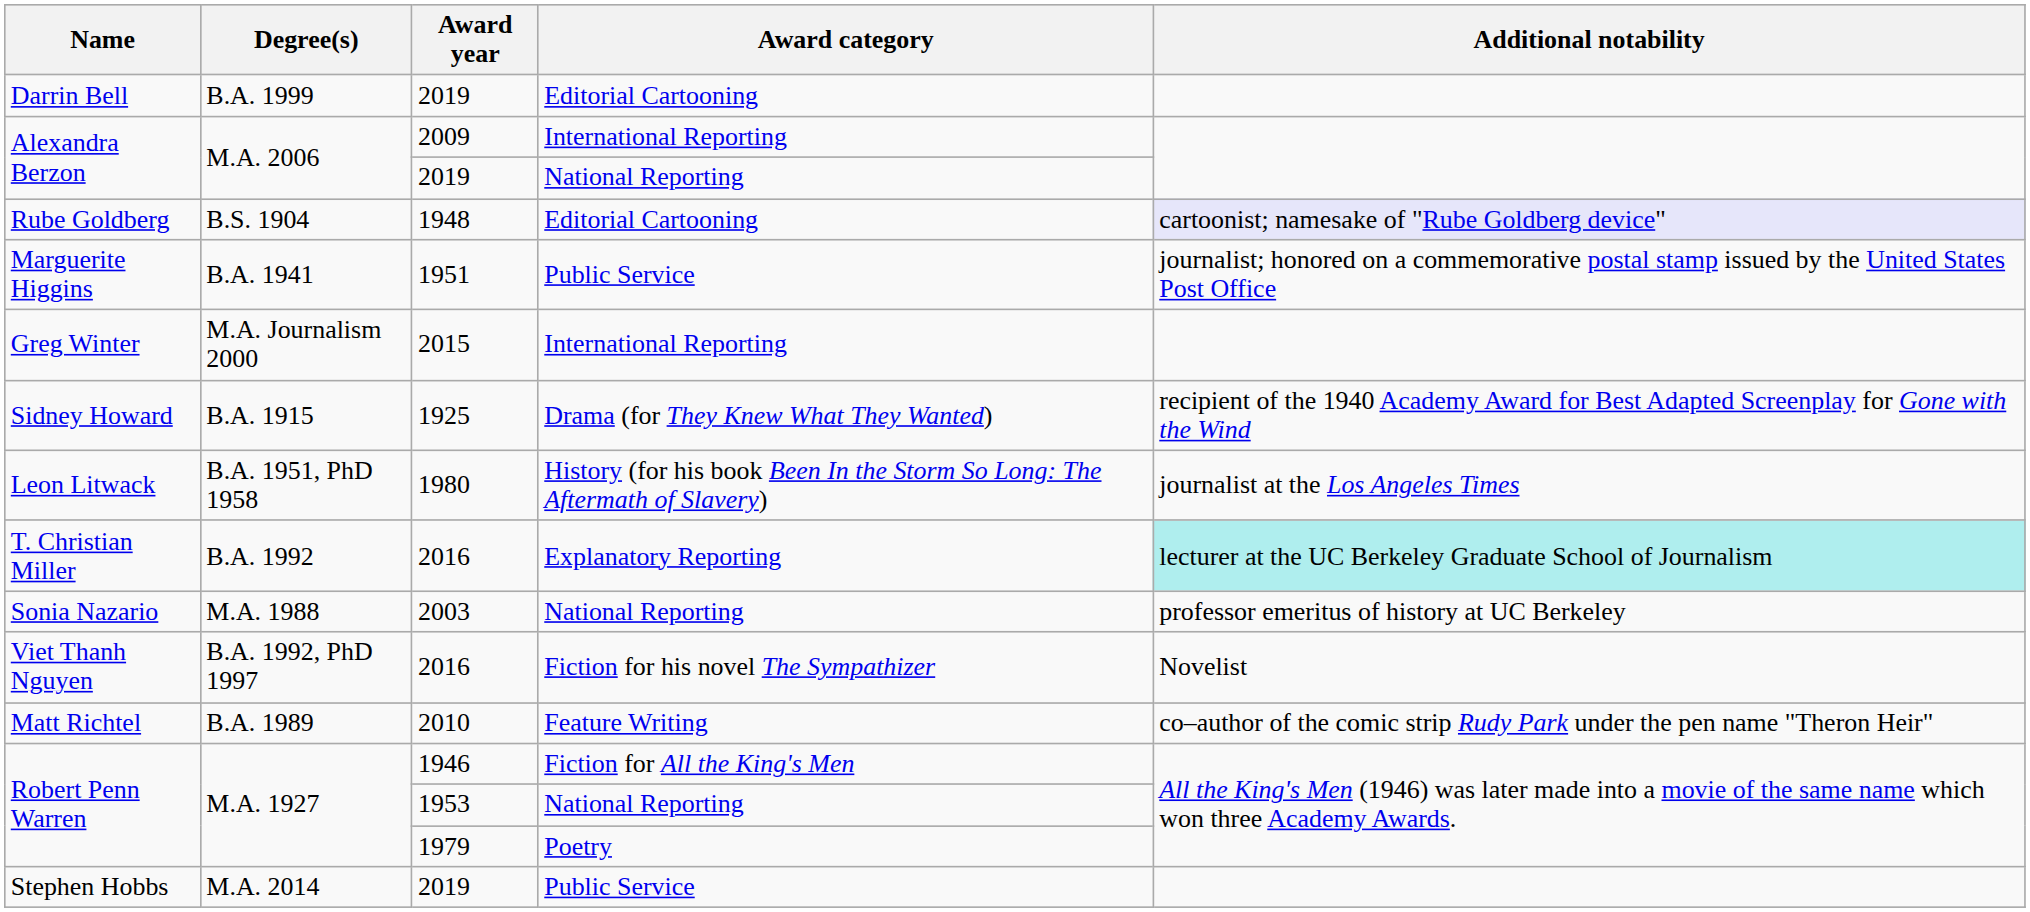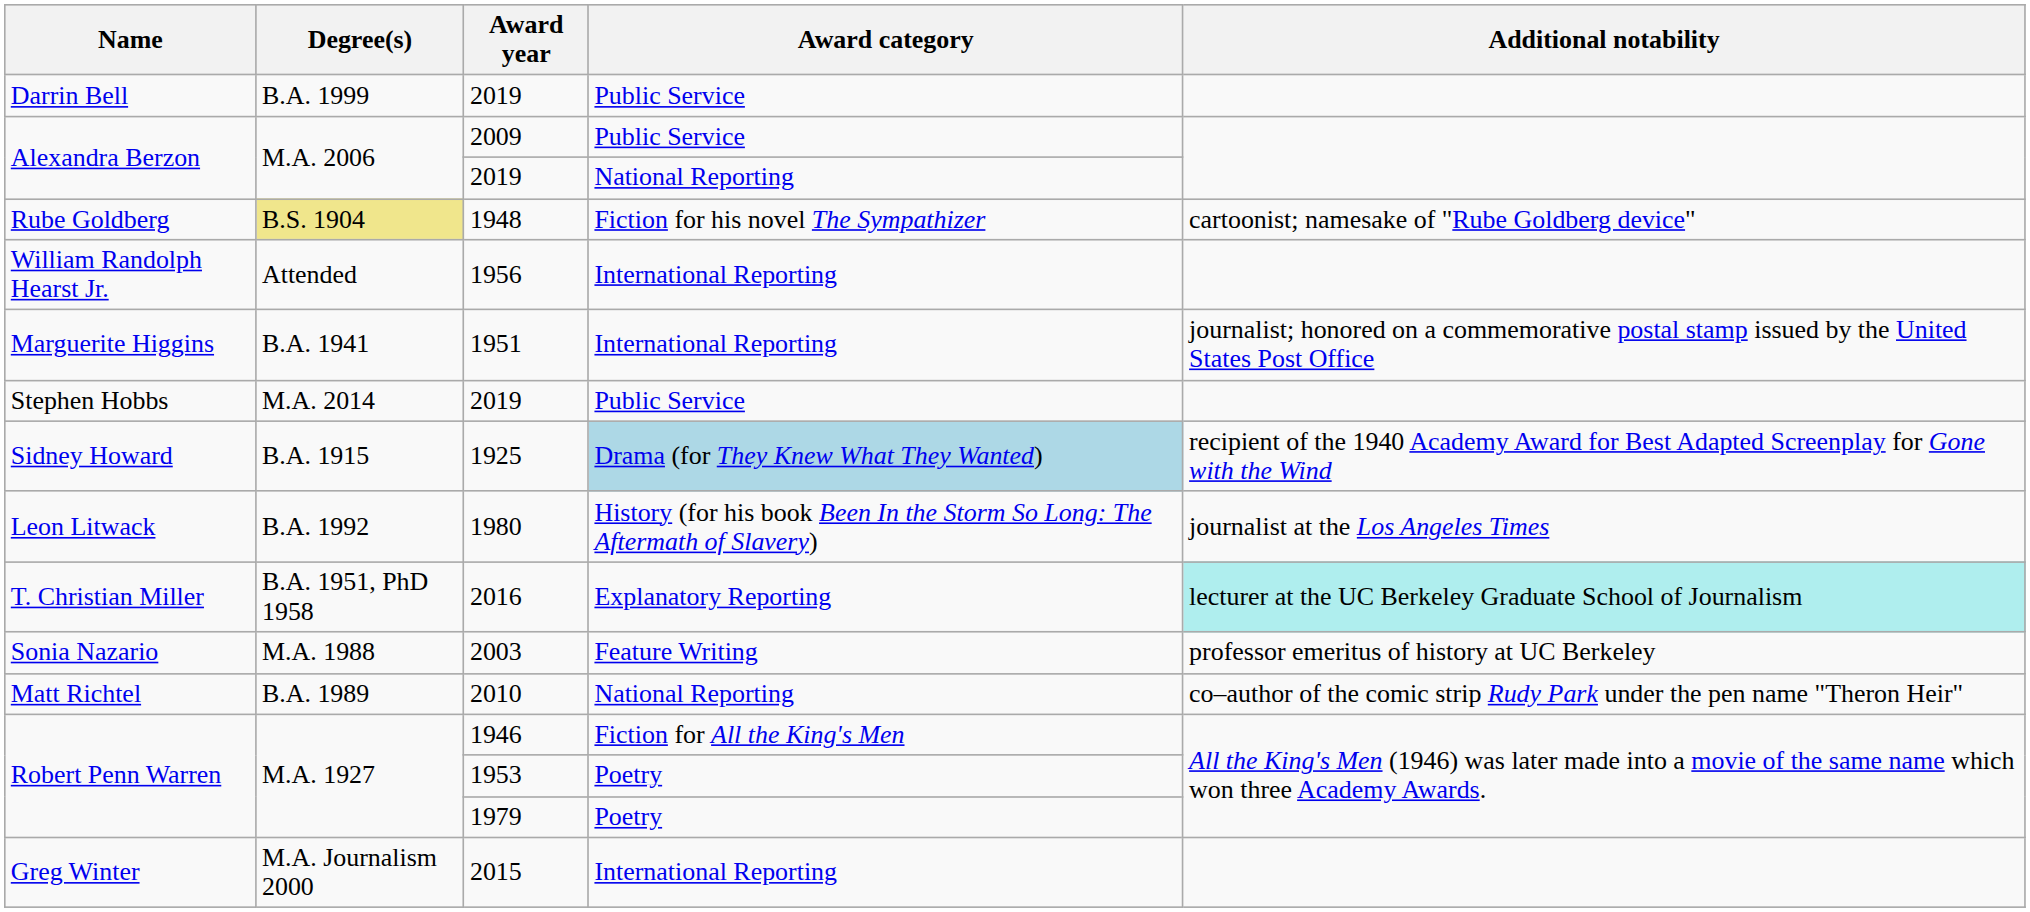(651, 95) Editorial Cartooning -> (670, 95) Public Service
(666, 136) International Reporting -> (670, 136) Public Service
(258, 218) no background -> (313, 218) khaki background
(651, 218) Editorial Cartooning -> (790, 218) Fiction for his novel The Sympathizer
(1413, 218) lavender background -> (1442, 218) no background
+ row: (106, 274)
(619, 274) Public Service -> (716, 344) International Reporting
rows swapped: (90, 886) <-> (75, 344)
(768, 414) no background -> (819, 455) lightblue background
(290, 485) B.A. 1951, PhD 1958 -> (316, 526) B.A. 1992
(260, 555) B.A. 1992 -> (345, 596) B.A. 1951, PhD 1958
(644, 611) National Reporting -> (676, 652) Feature Writing
- row: (68, 666)
(626, 722) Feature Writing -> (694, 693) National Reporting
(644, 804) National Reporting -> (628, 775) Poetry
